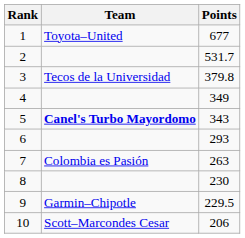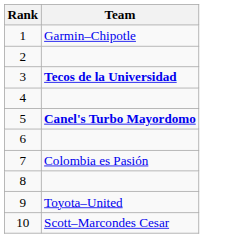- column: (219, 14)
(83, 35) Toyota–United -> (90, 35) Garmin–Chipotle
(107, 77) normal -> (110, 77) bold
(90, 202) Garmin–Chipotle -> (83, 202) Toyota–United
